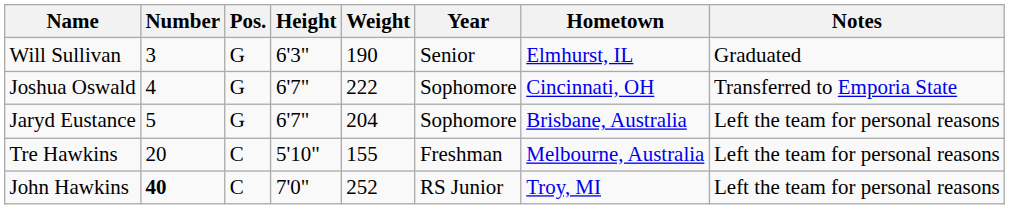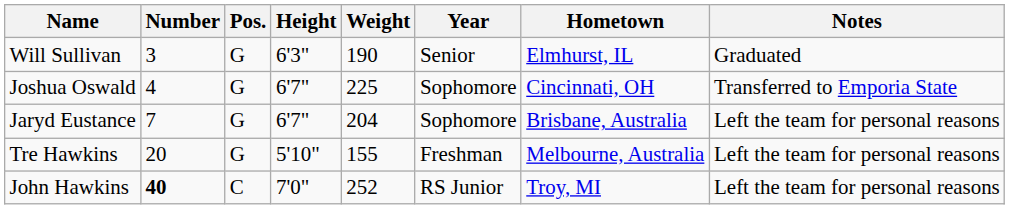(362, 87) 222 -> (362, 87) 225
(151, 120) 5 -> (151, 120) 7
(237, 154) C -> (237, 154) G
